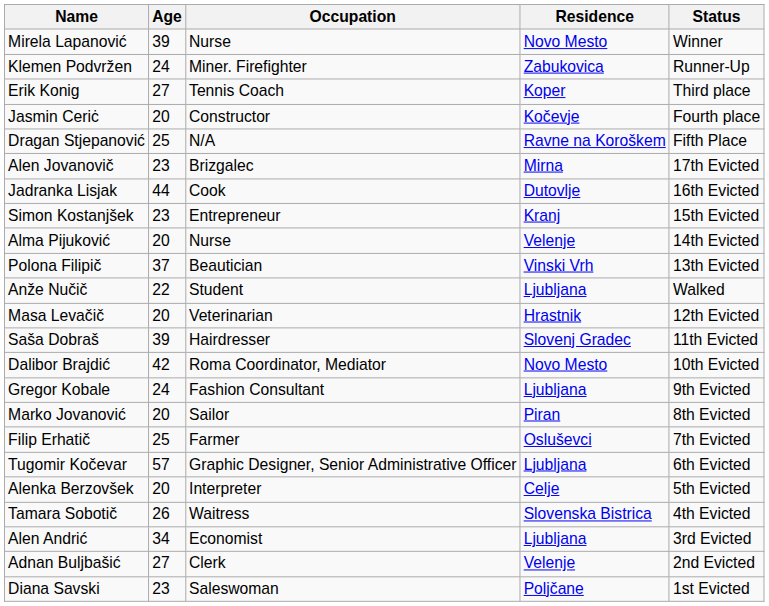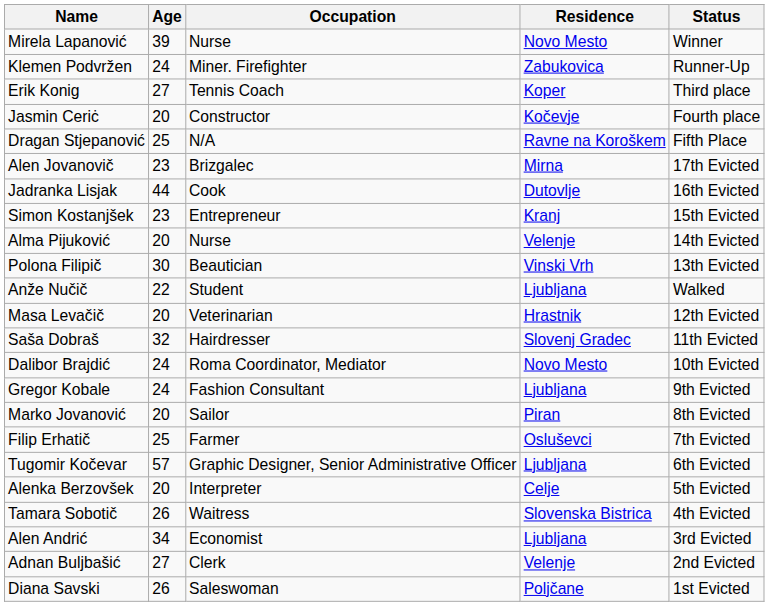(161, 265) 37 -> (161, 265) 30
(161, 340) 39 -> (161, 340) 32
(161, 365) 42 -> (161, 365) 24
(161, 588) 23 -> (161, 588) 26
